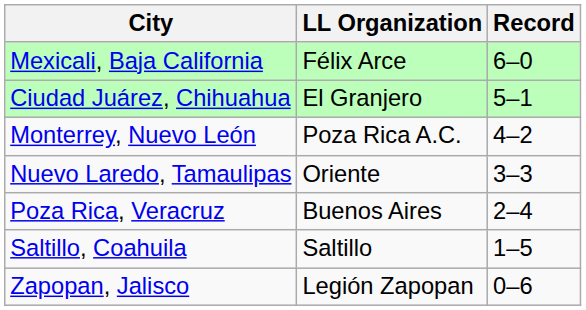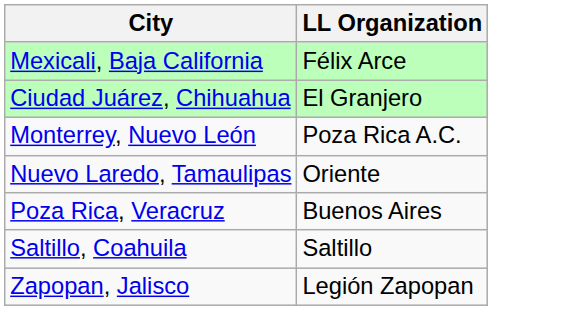- column: (534, 23)
